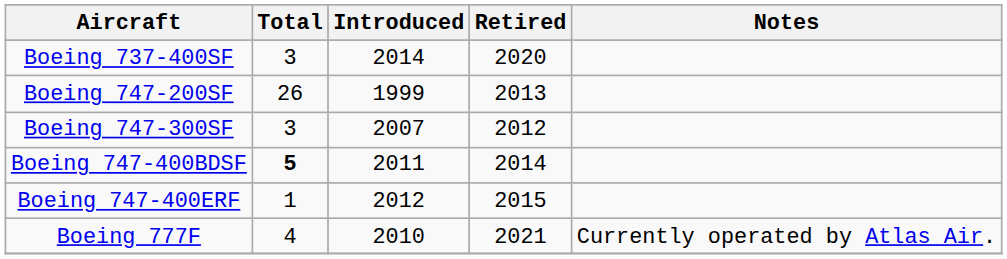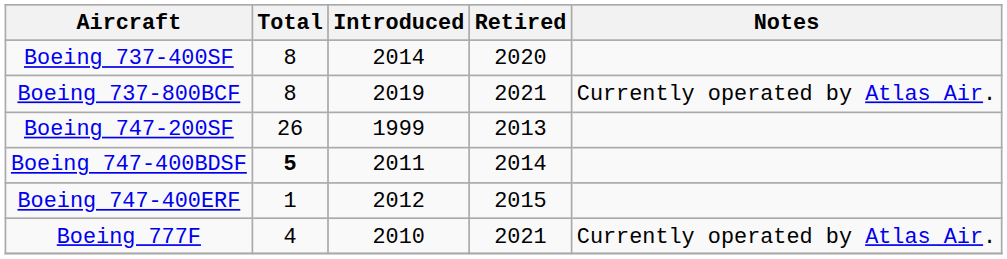(290, 58) 3 -> (290, 58) 8
+ row: (129, 94)
- row: (129, 129)
